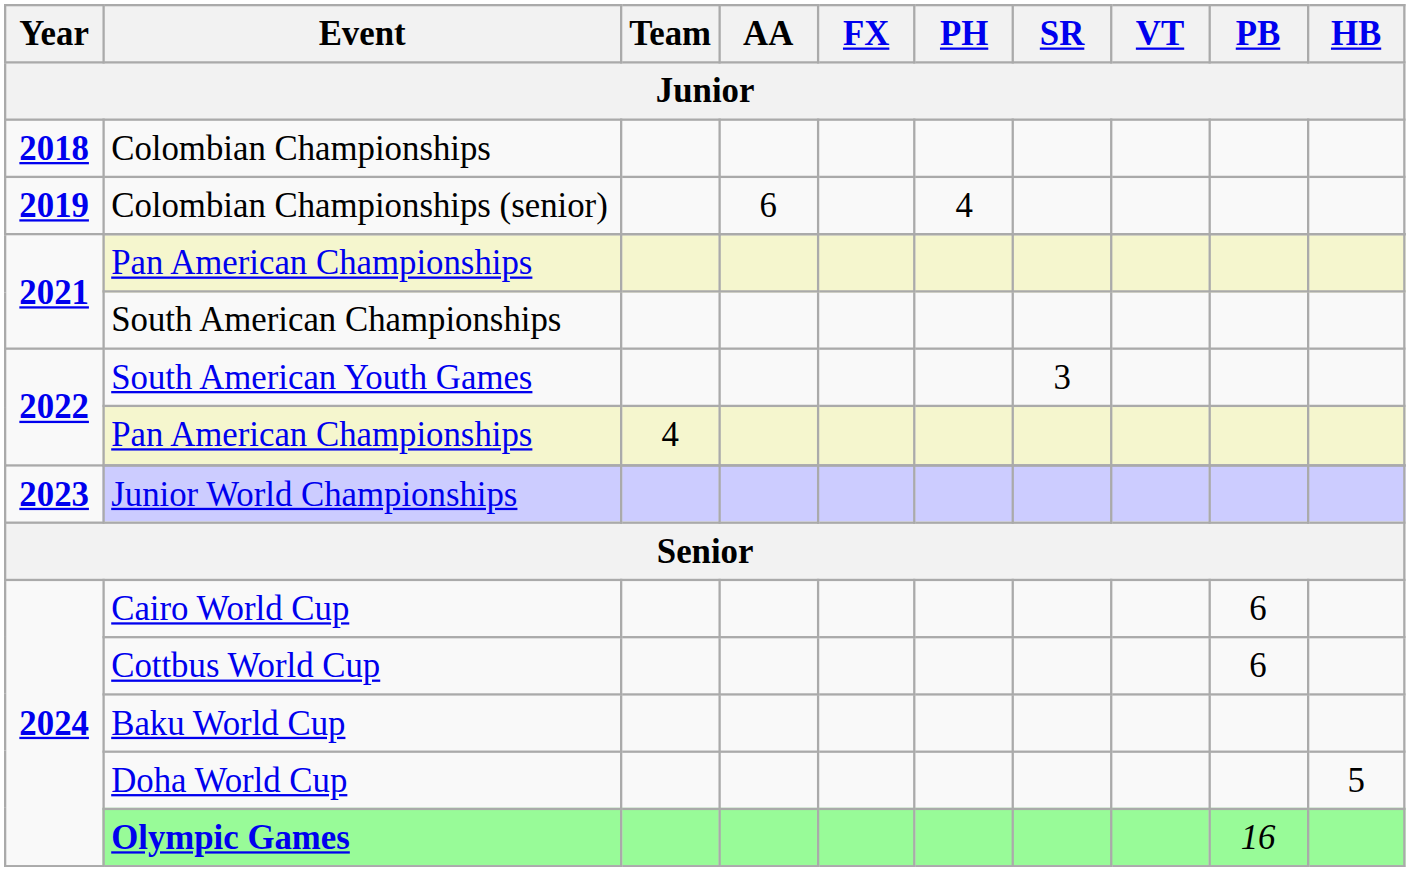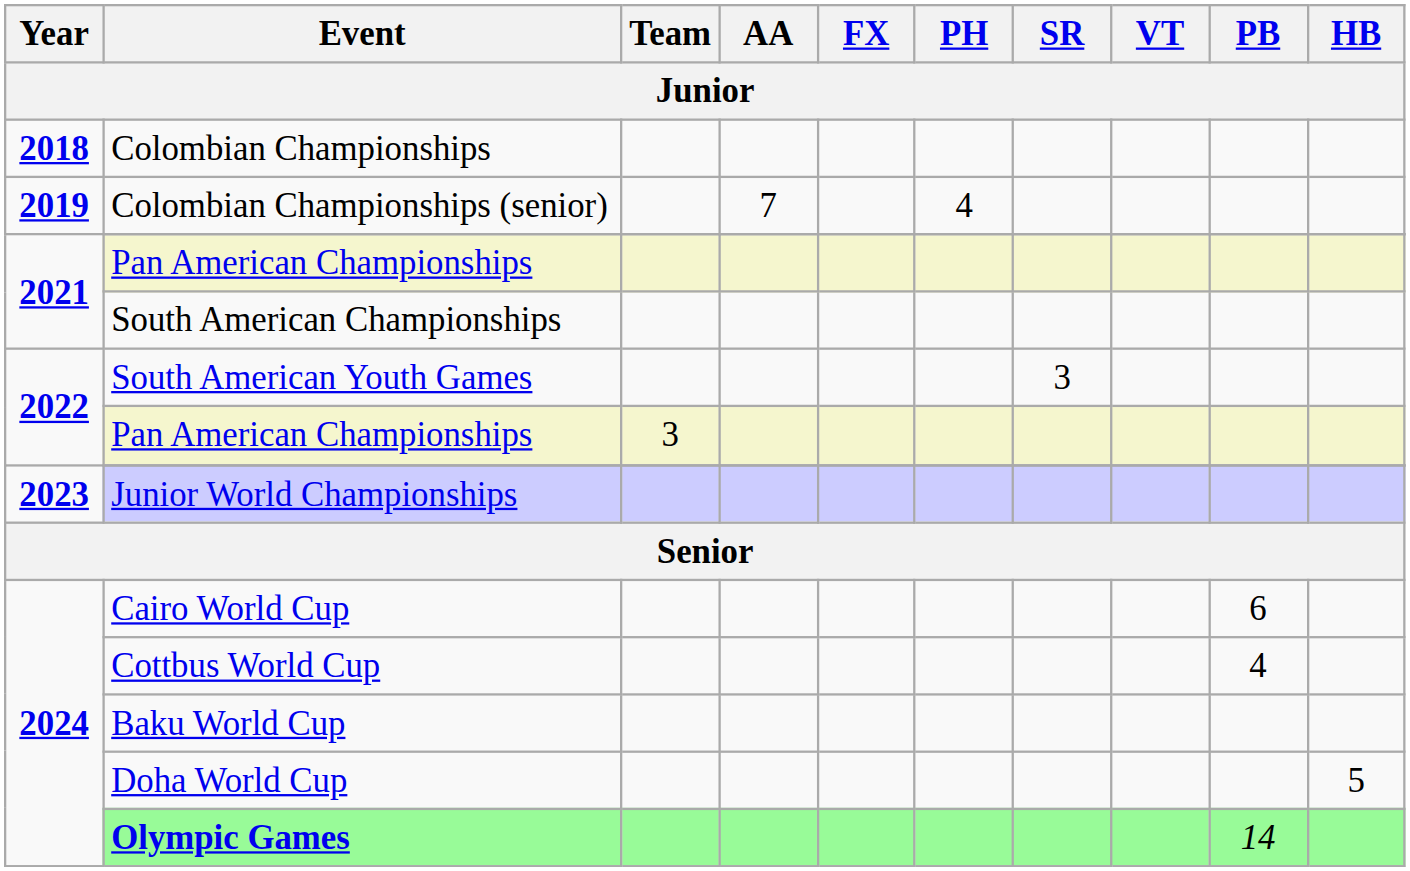(768, 205) 6 -> (768, 205) 7
(670, 435) 4 -> (670, 435) 3
(1258, 664) 6 -> (1258, 664) 4
(1258, 836) 16 -> (1258, 836) 14
